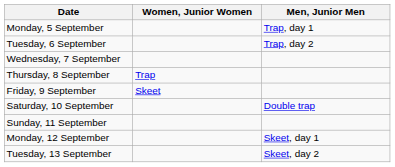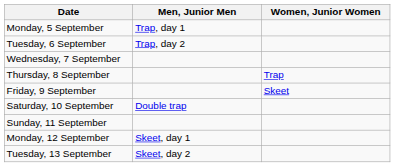columns swapped: (326, 12) <-> (197, 12)
